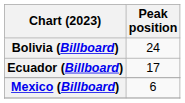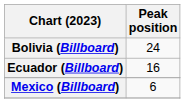(153, 68) 17 -> (153, 68) 16
